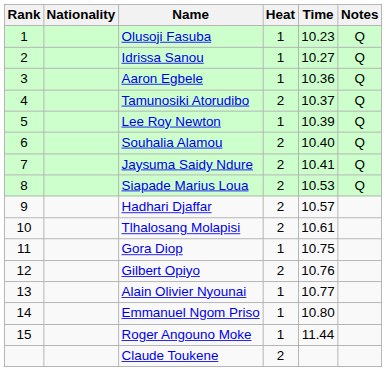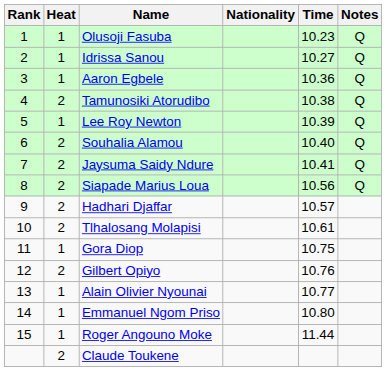columns swapped: (280, 15) <-> (81, 15)
(318, 100) 10.37 -> (318, 100) 10.38
(318, 185) 10.53 -> (318, 185) 10.56
